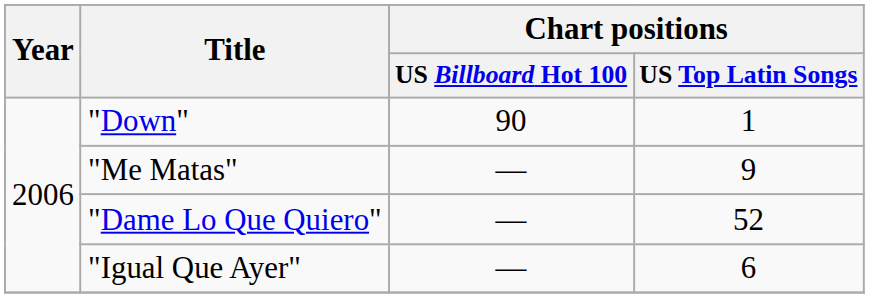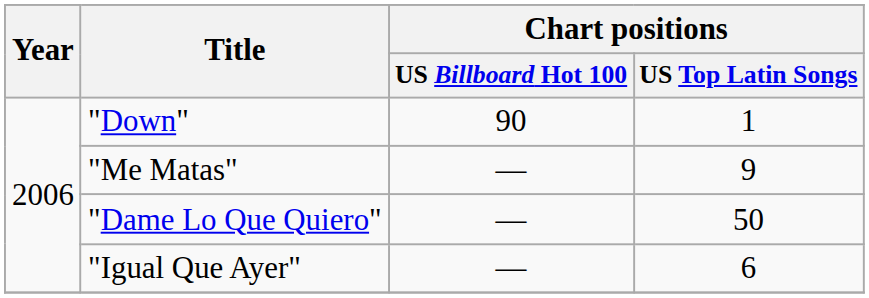(748, 218) 52 -> (748, 218) 50
